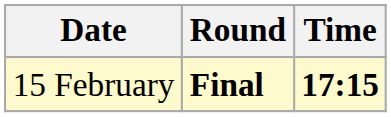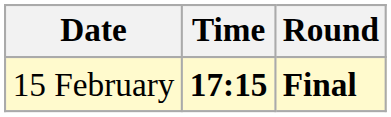columns swapped: (340, 30) <-> (238, 30)
